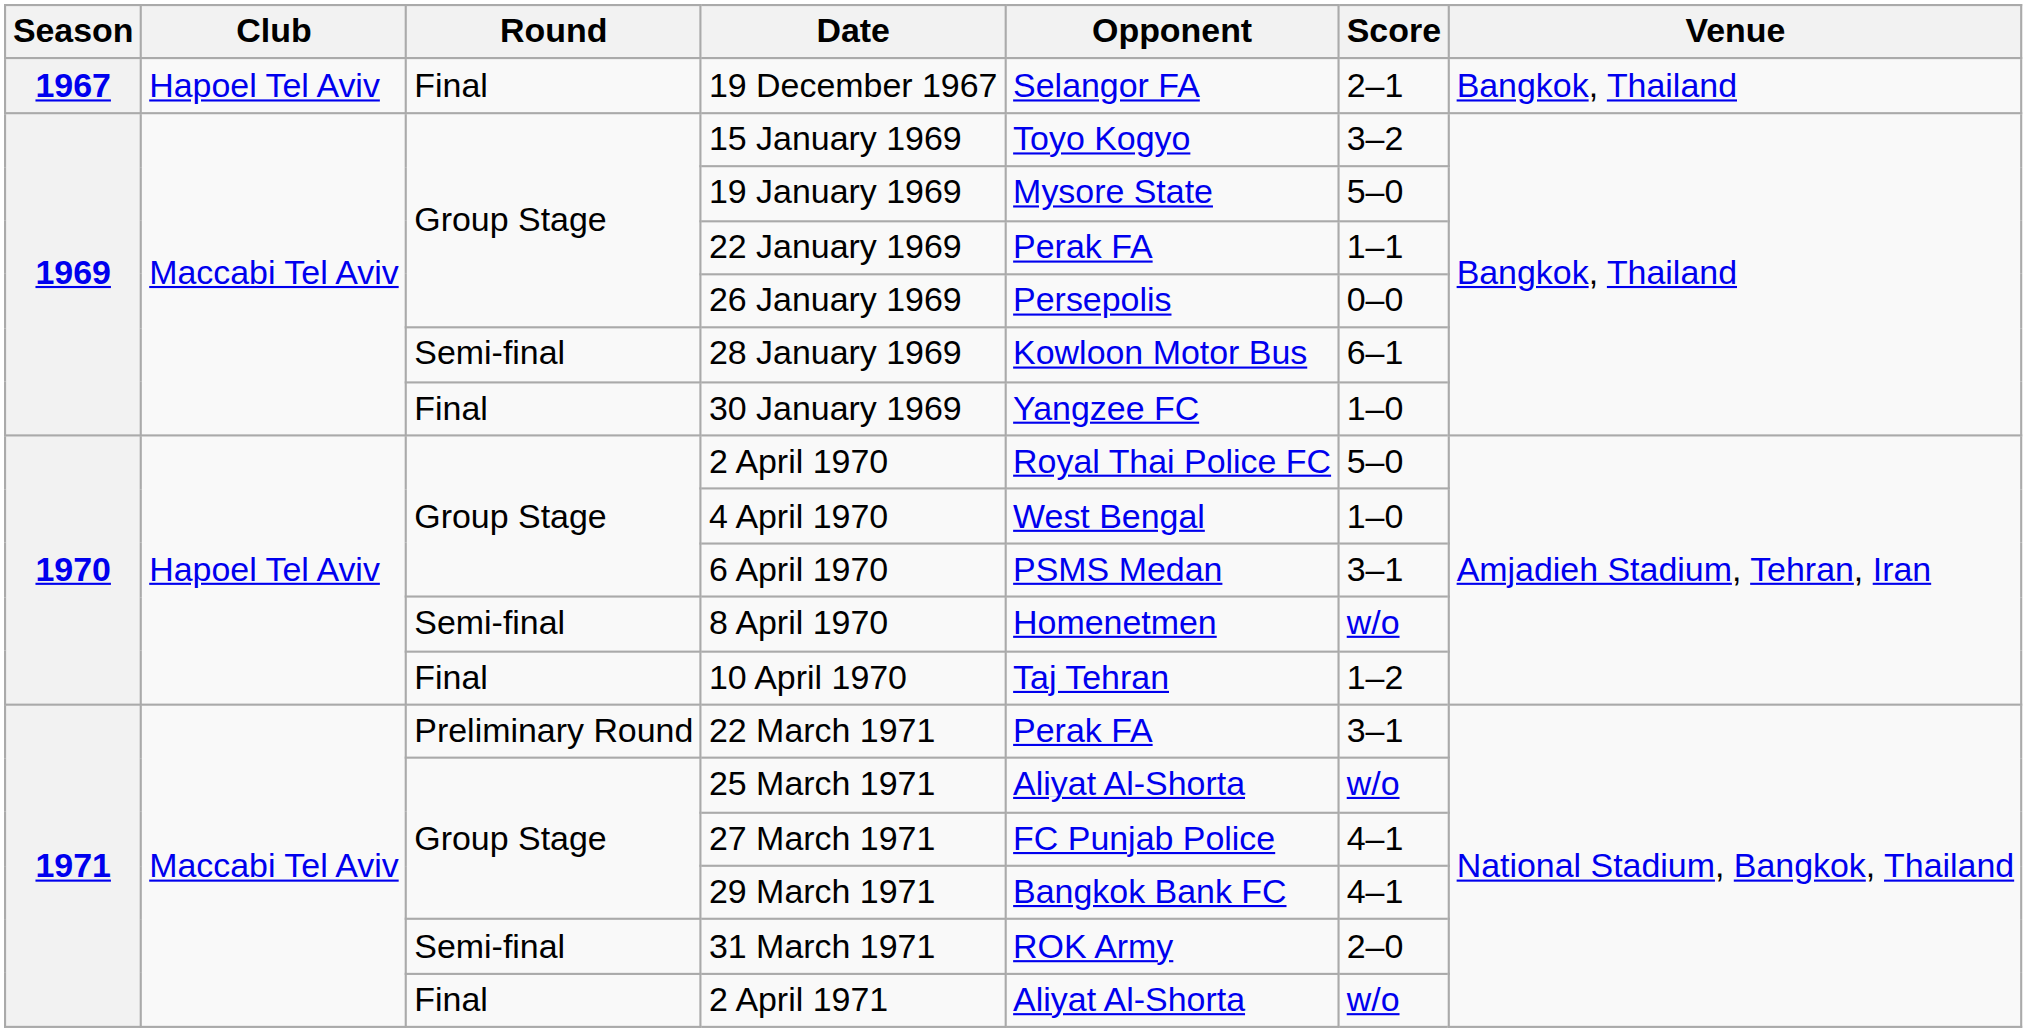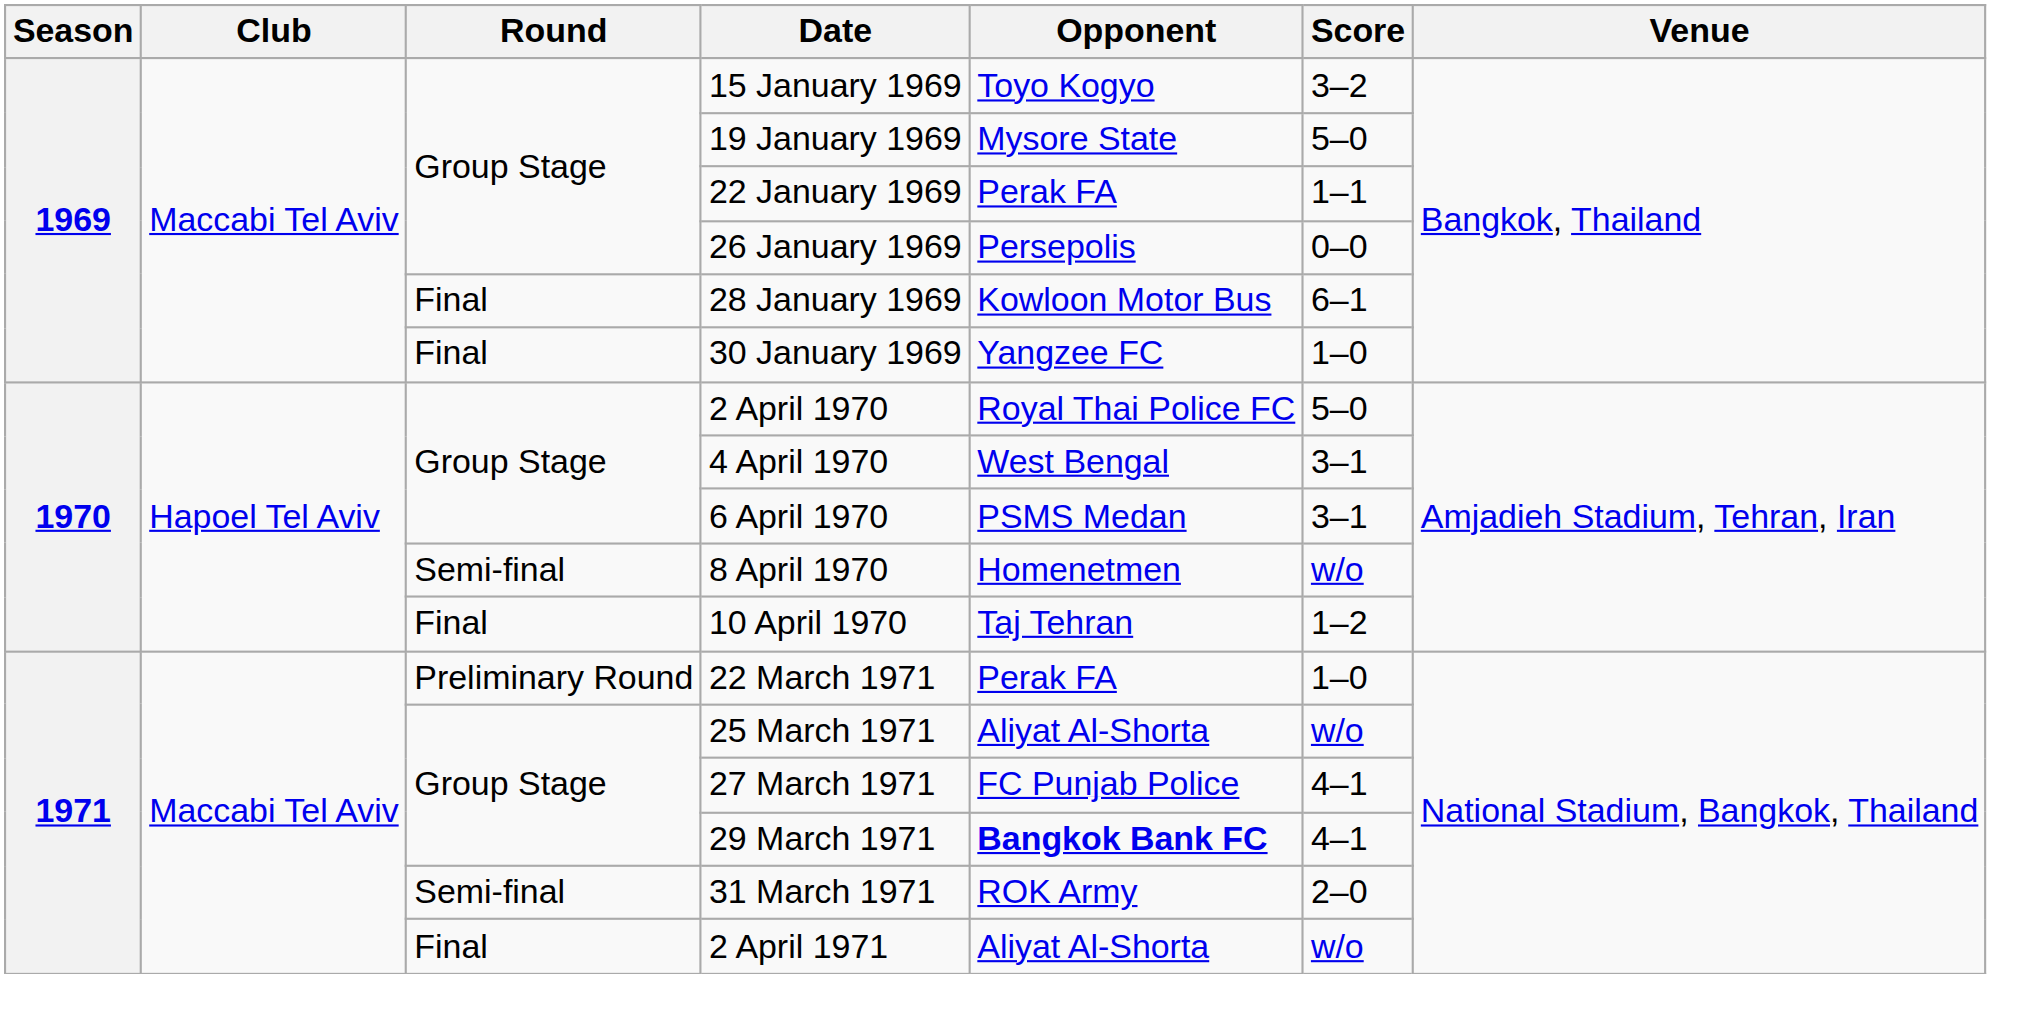- row: (853, 85)
(490, 354) Semi-final -> (451, 300) Final
(1375, 515) 1–0 -> (1339, 461) 3–1
(1375, 730) 3–1 -> (1339, 676) 1–0
(1150, 892) normal -> (1122, 838) bold
